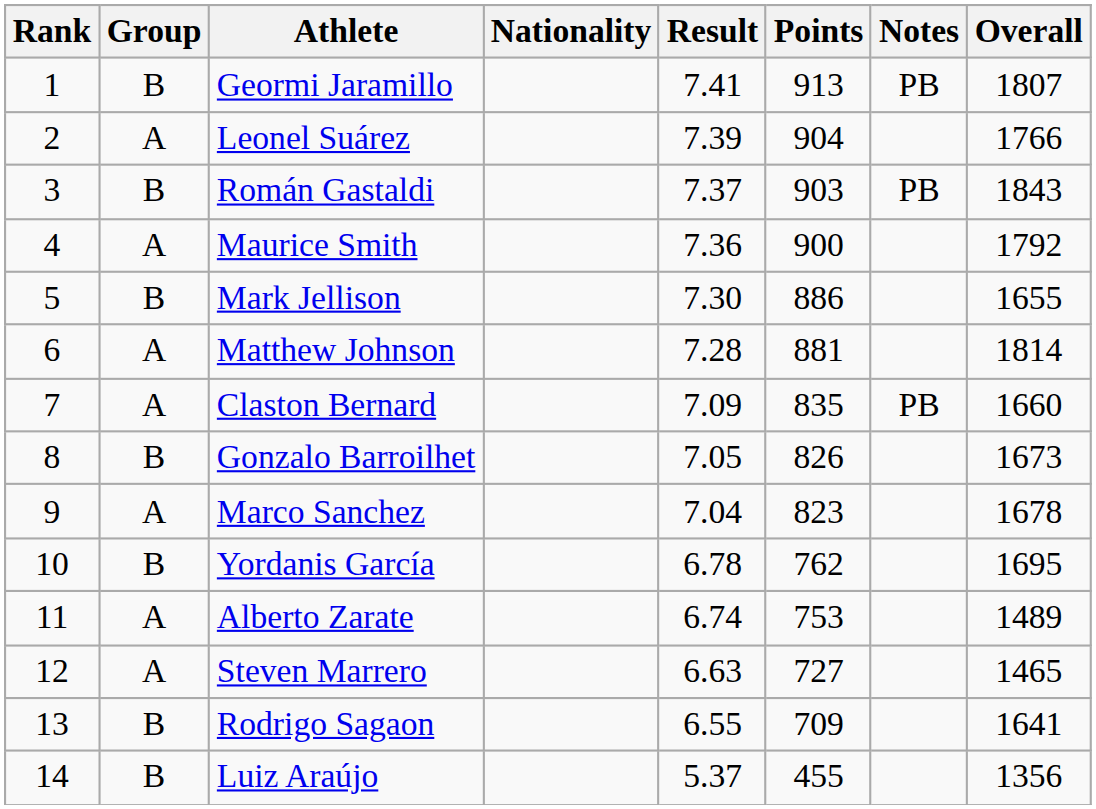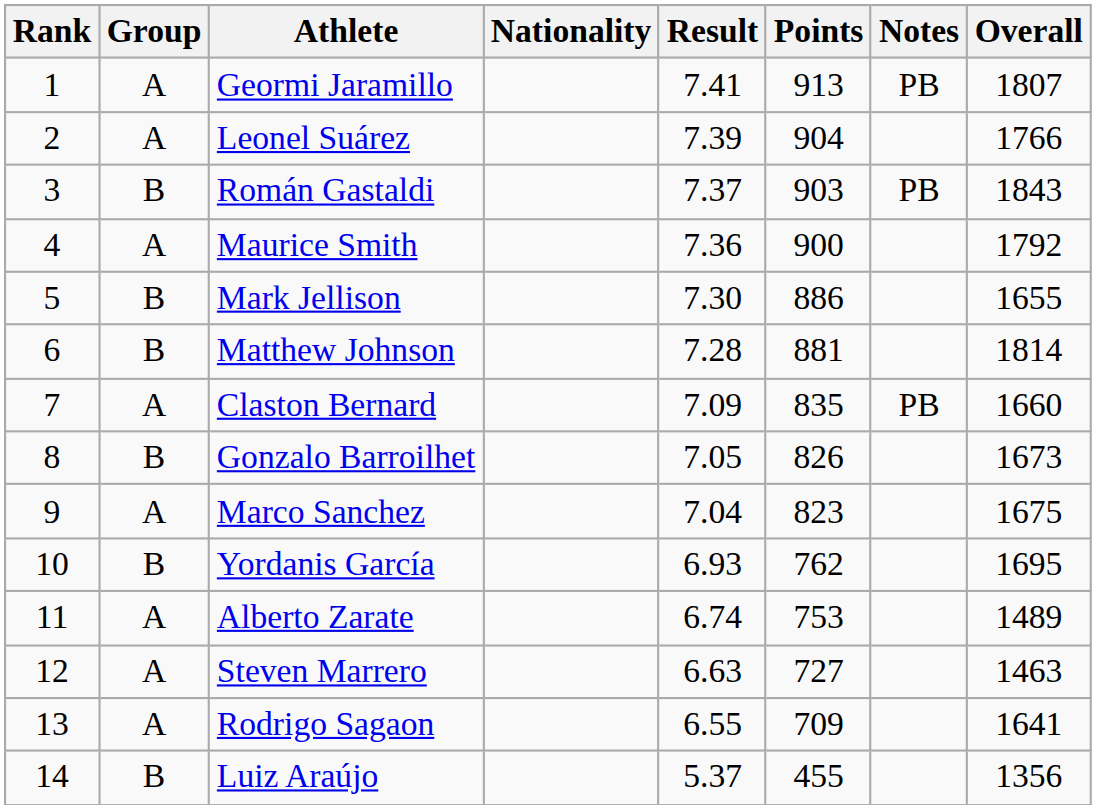(154, 84) B -> (154, 84) A
(154, 350) A -> (154, 350) B
(1029, 510) 1678 -> (1029, 510) 1675
(713, 564) 6.78 -> (713, 564) 6.93
(1029, 670) 1465 -> (1029, 670) 1463
(154, 723) B -> (154, 723) A
